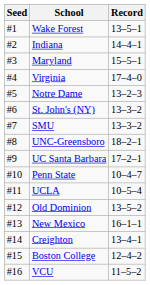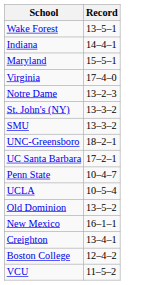- column: (17, 12)
